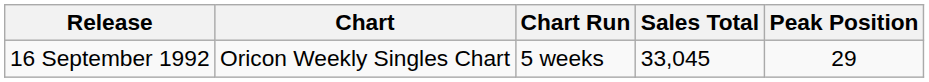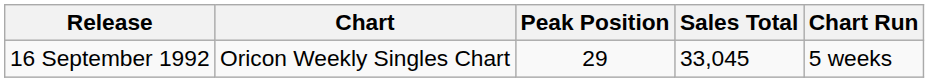columns swapped: (844, 22) <-> (575, 22)
